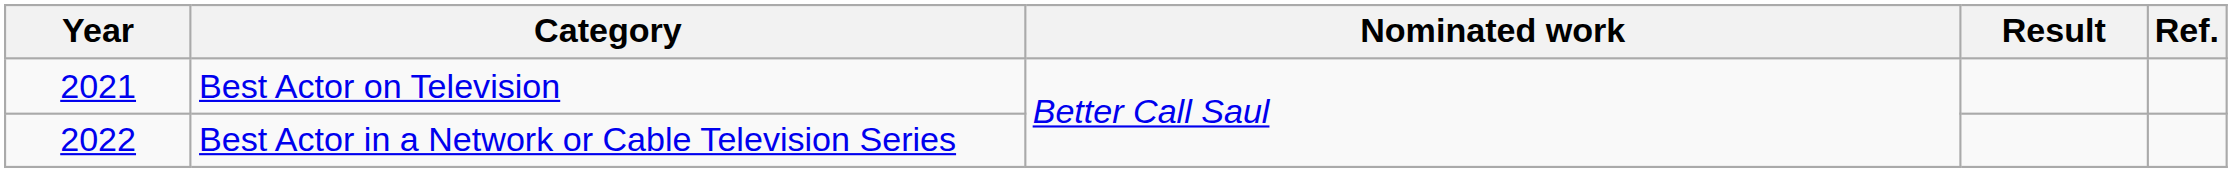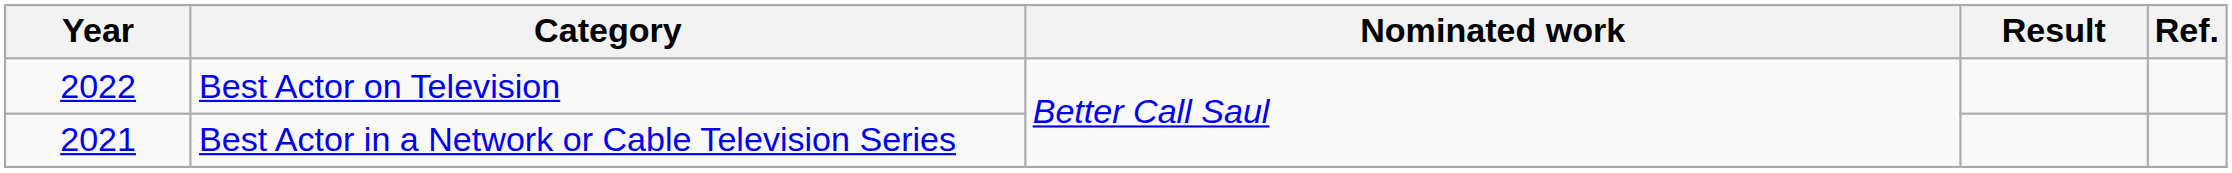(98, 85) 2021 -> (98, 85) 2022
(98, 139) 2022 -> (98, 139) 2021
